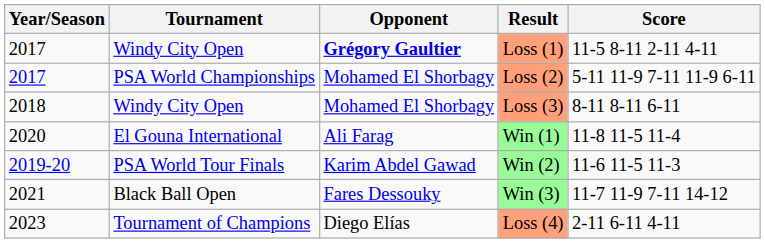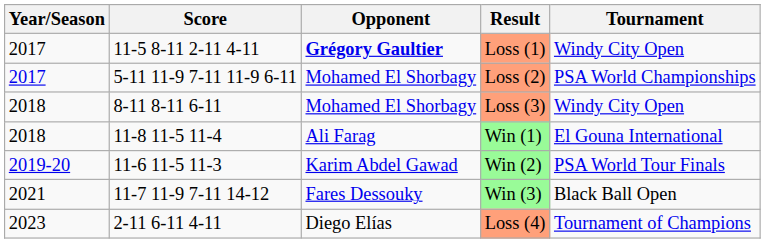columns swapped: (214, 19) <-> (664, 19)
(27, 135) 2020 -> (27, 135) 2018
